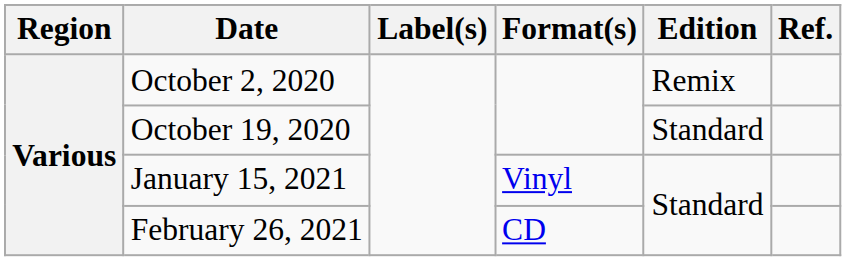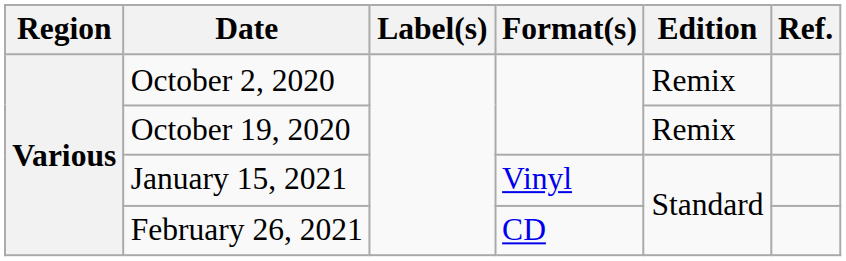(707, 129) Standard -> (693, 129) Remix
